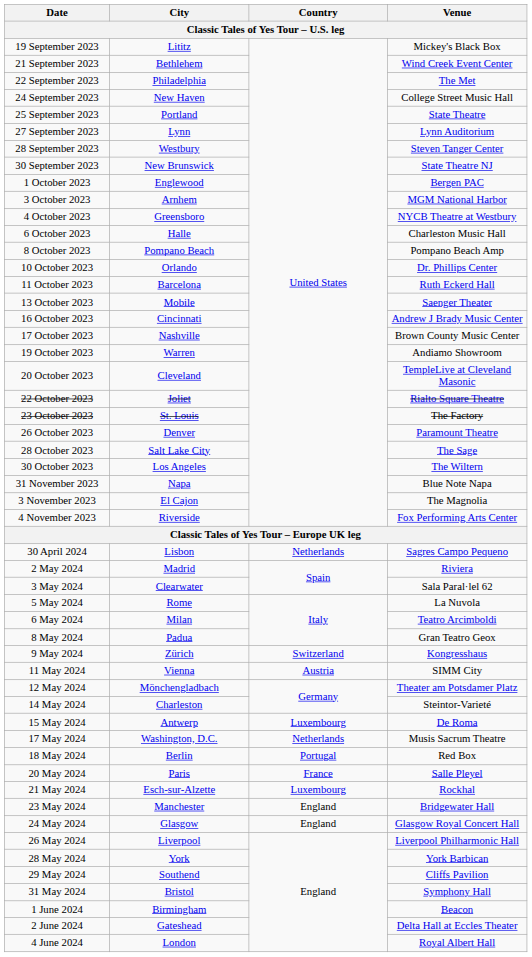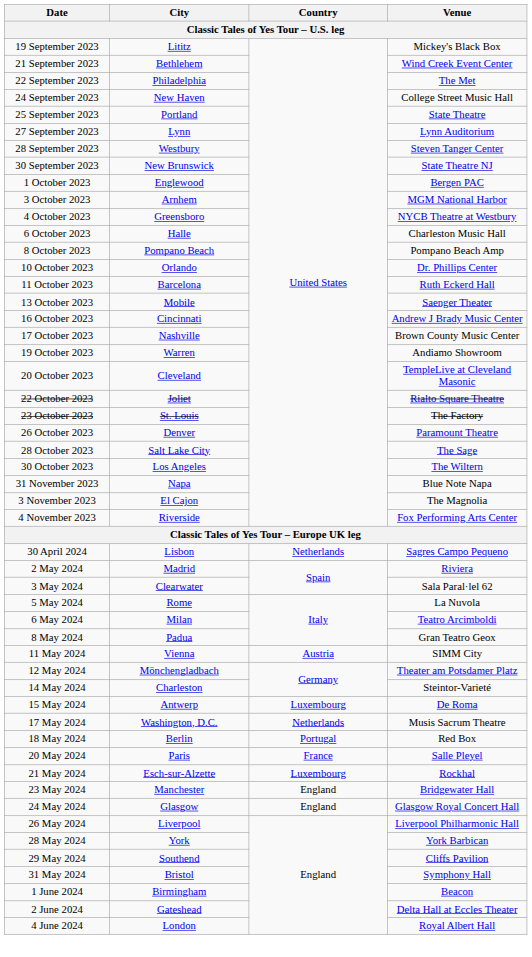- row: (57, 654)
